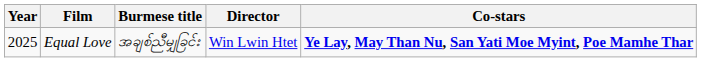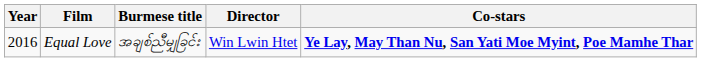(23, 42) 2025 -> (23, 42) 2016
